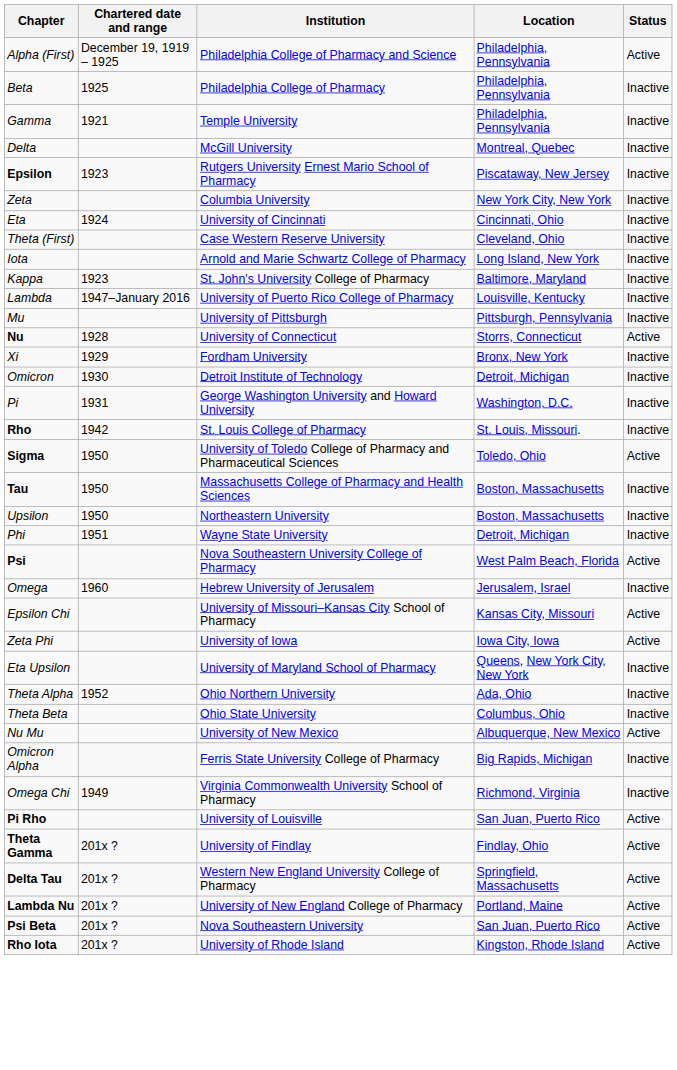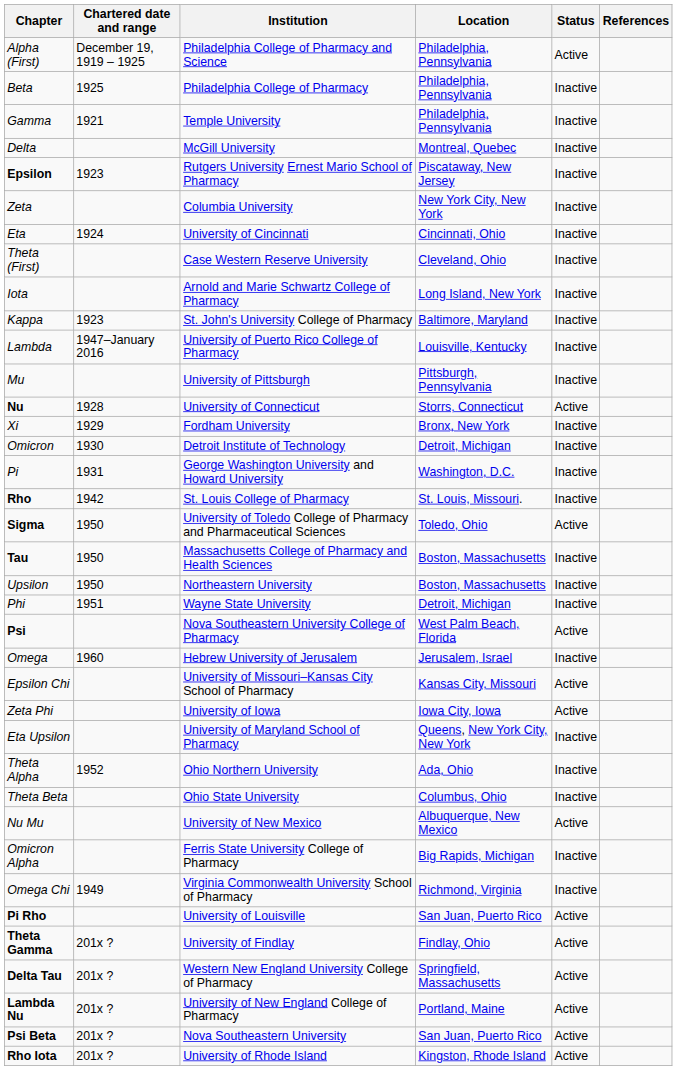+ column: (636, 21)
